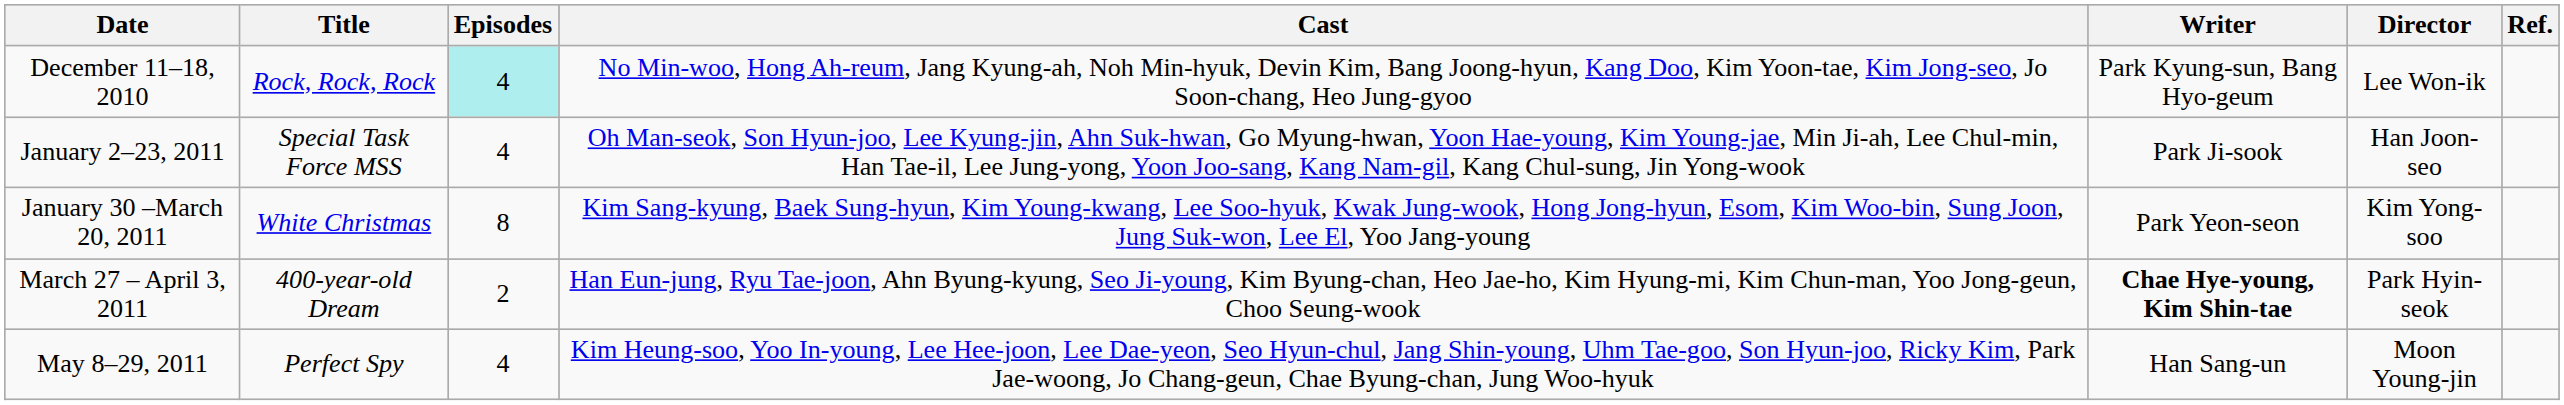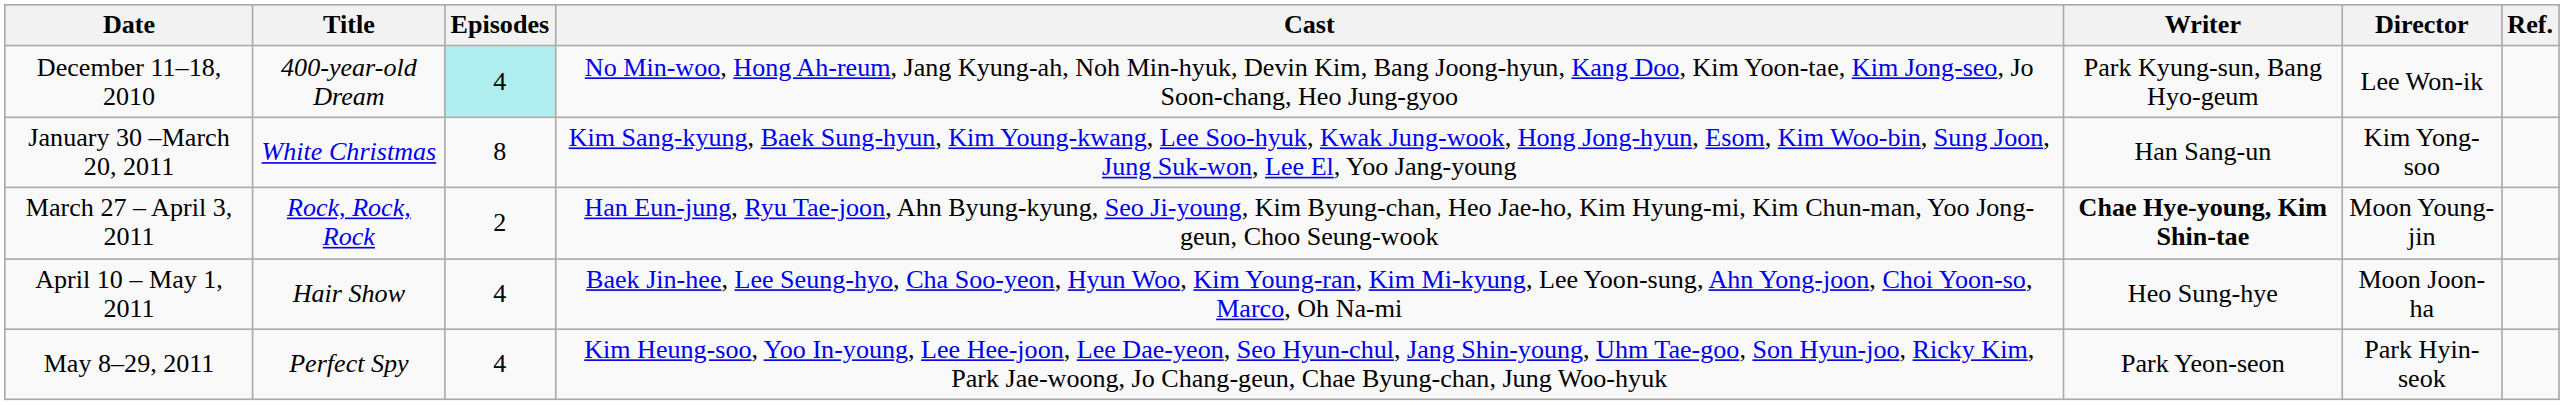(344, 81) Rock, Rock, Rock -> (349, 81) 400-year-old Dream
- row: (122, 151)
(2218, 222) Park Yeon-seon -> (2203, 151) Han Sang-un
(344, 293) 400-year-old Dream -> (349, 222) Rock, Rock, Rock
(2425, 293) Park Hyin-seok -> (2422, 222) Moon Young-jin
+ row: (129, 293)
(2218, 364) Han Sang-un -> (2203, 364) Park Yeon-seon
(2425, 364) Moon Young-jin -> (2422, 364) Park Hyin-seok
